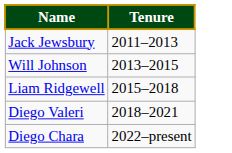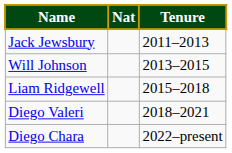+ column: (124, 17)
